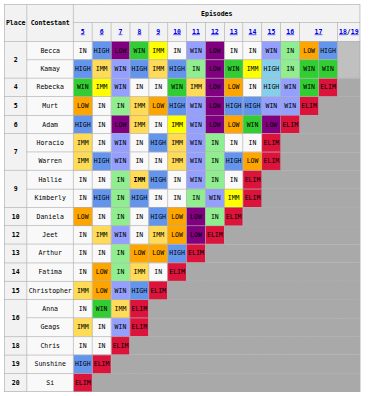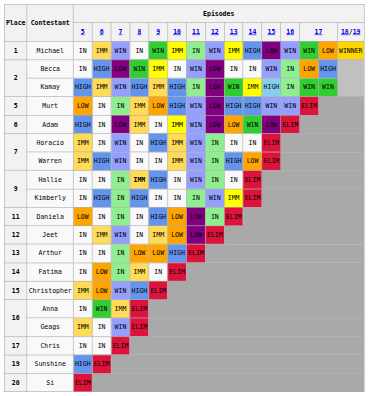+ row: (50, 50)
- row: (50, 87)
(16, 216) 10 -> (16, 216) 11
(16, 345) 18 -> (16, 345) 17
